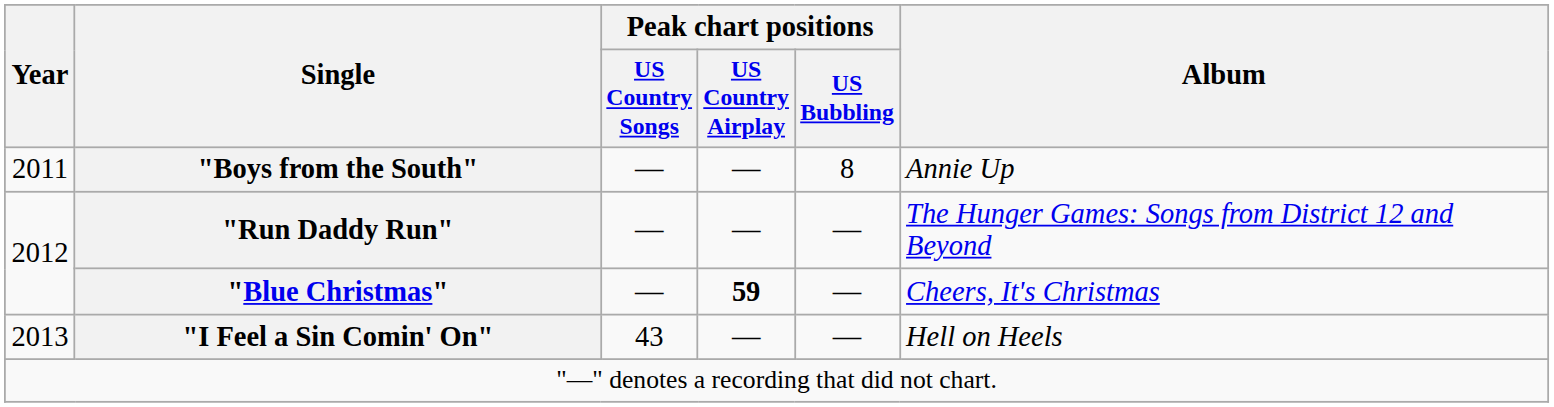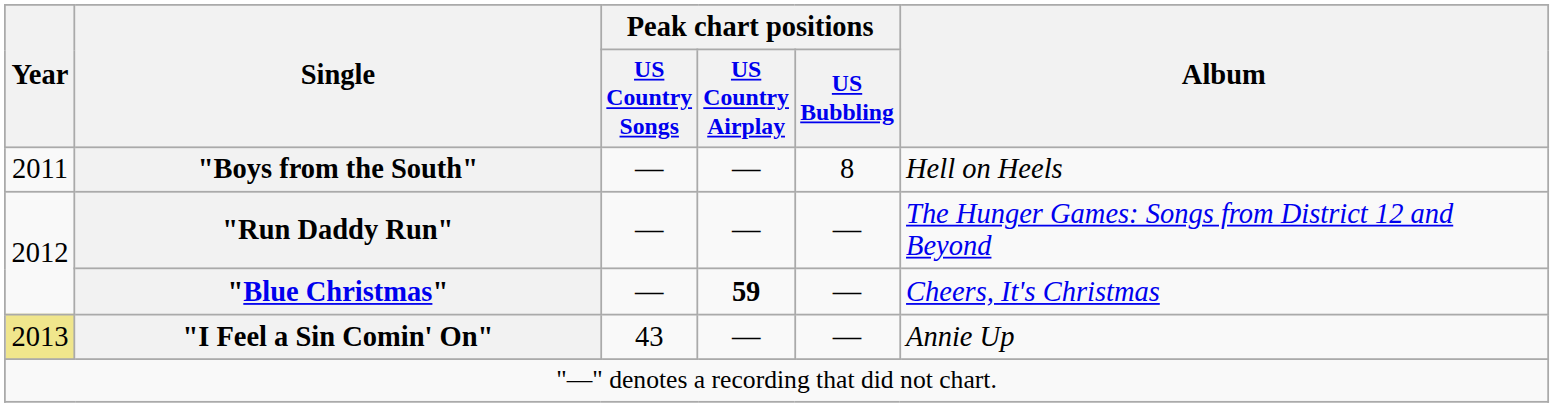(960, 168) Annie Up -> (984, 168) Hell on Heels
(40, 336) no background -> (40, 336) khaki background
(984, 336) Hell on Heels -> (960, 336) Annie Up
